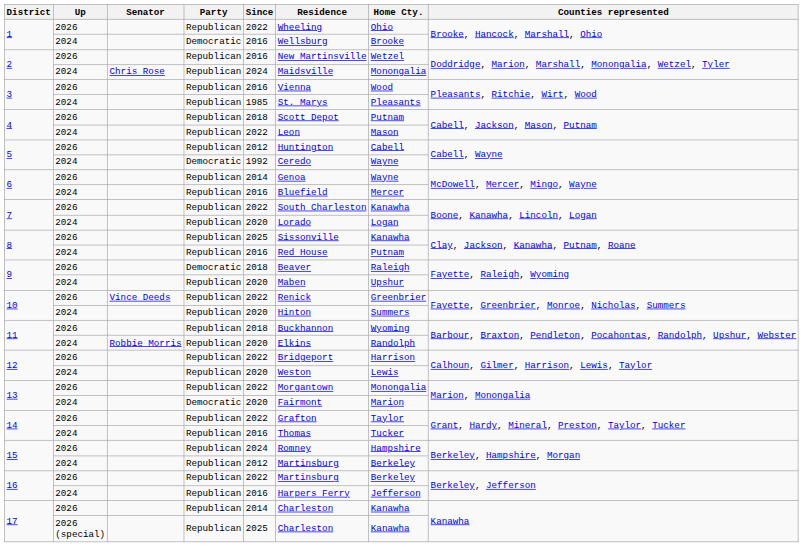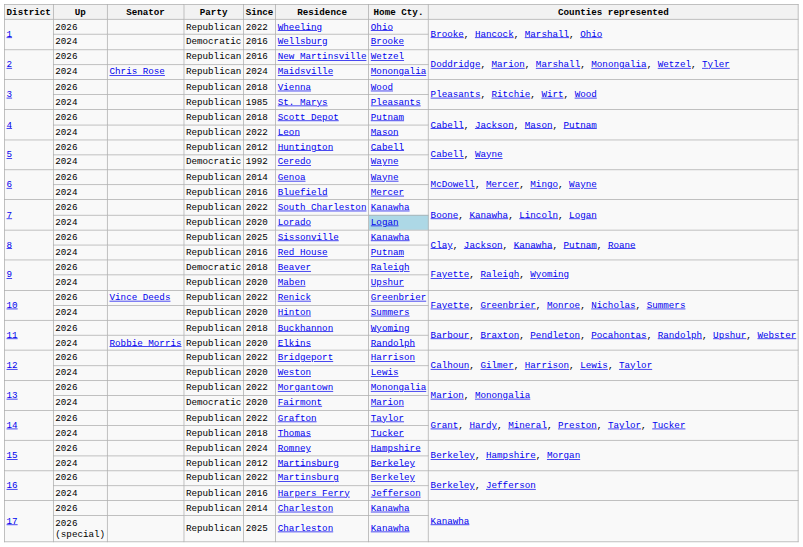(257, 87) 2016 -> (257, 87) 2018
(385, 222) no background -> (385, 222) lightblue background
(257, 433) 2016 -> (257, 433) 2018
